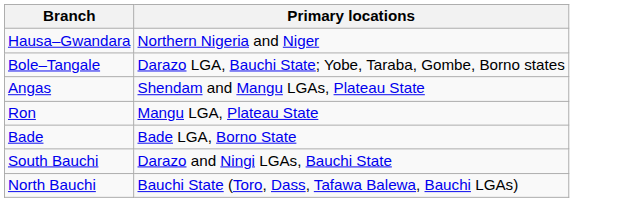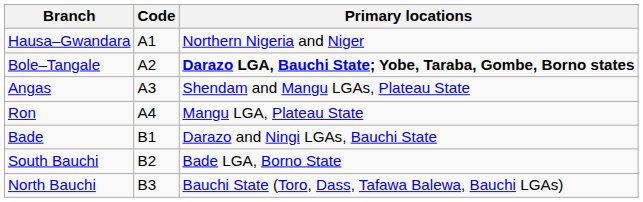+ column: (157, 16)
(351, 64) normal -> (408, 64) bold
(217, 137) Bade LGA, Borno State -> (310, 137) Darazo and Ningi LGAs, Bauchi State
(265, 161) Darazo and Ningi LGAs, Bauchi State -> (262, 161) Bade LGA, Borno State
